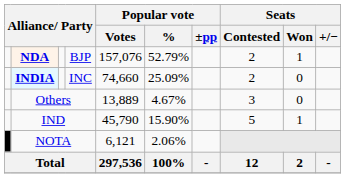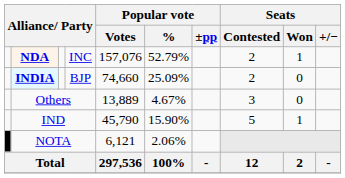(80, 57) BJP -> (80, 57) INC
(80, 78) INC -> (80, 78) BJP
